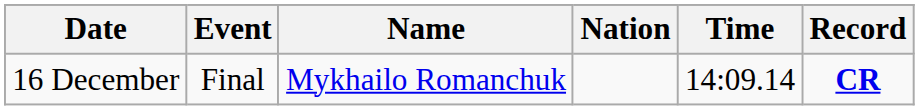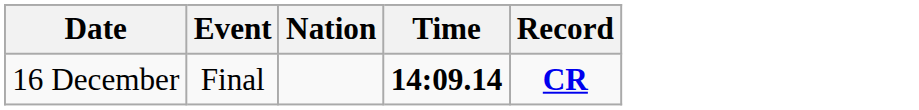- column: (426, 29)
(740, 78) normal -> (447, 78) bold
